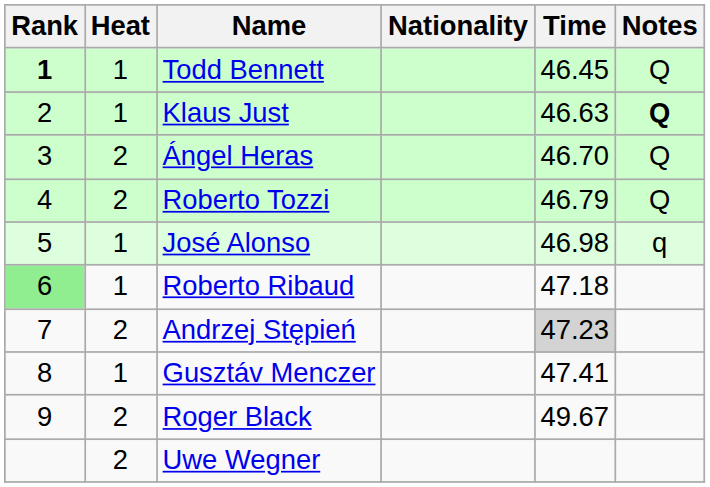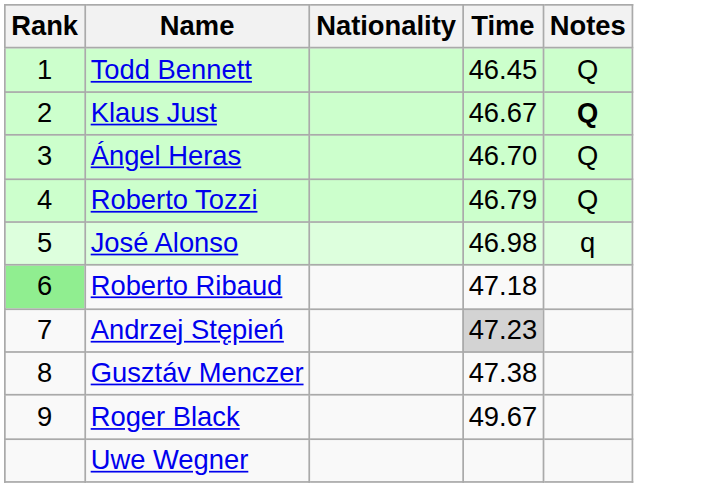- column: (120, 26)
(45, 69) bold -> (45, 69) normal
(575, 112) 46.63 -> (503, 112) 46.67
(575, 373) 47.41 -> (503, 373) 47.38
